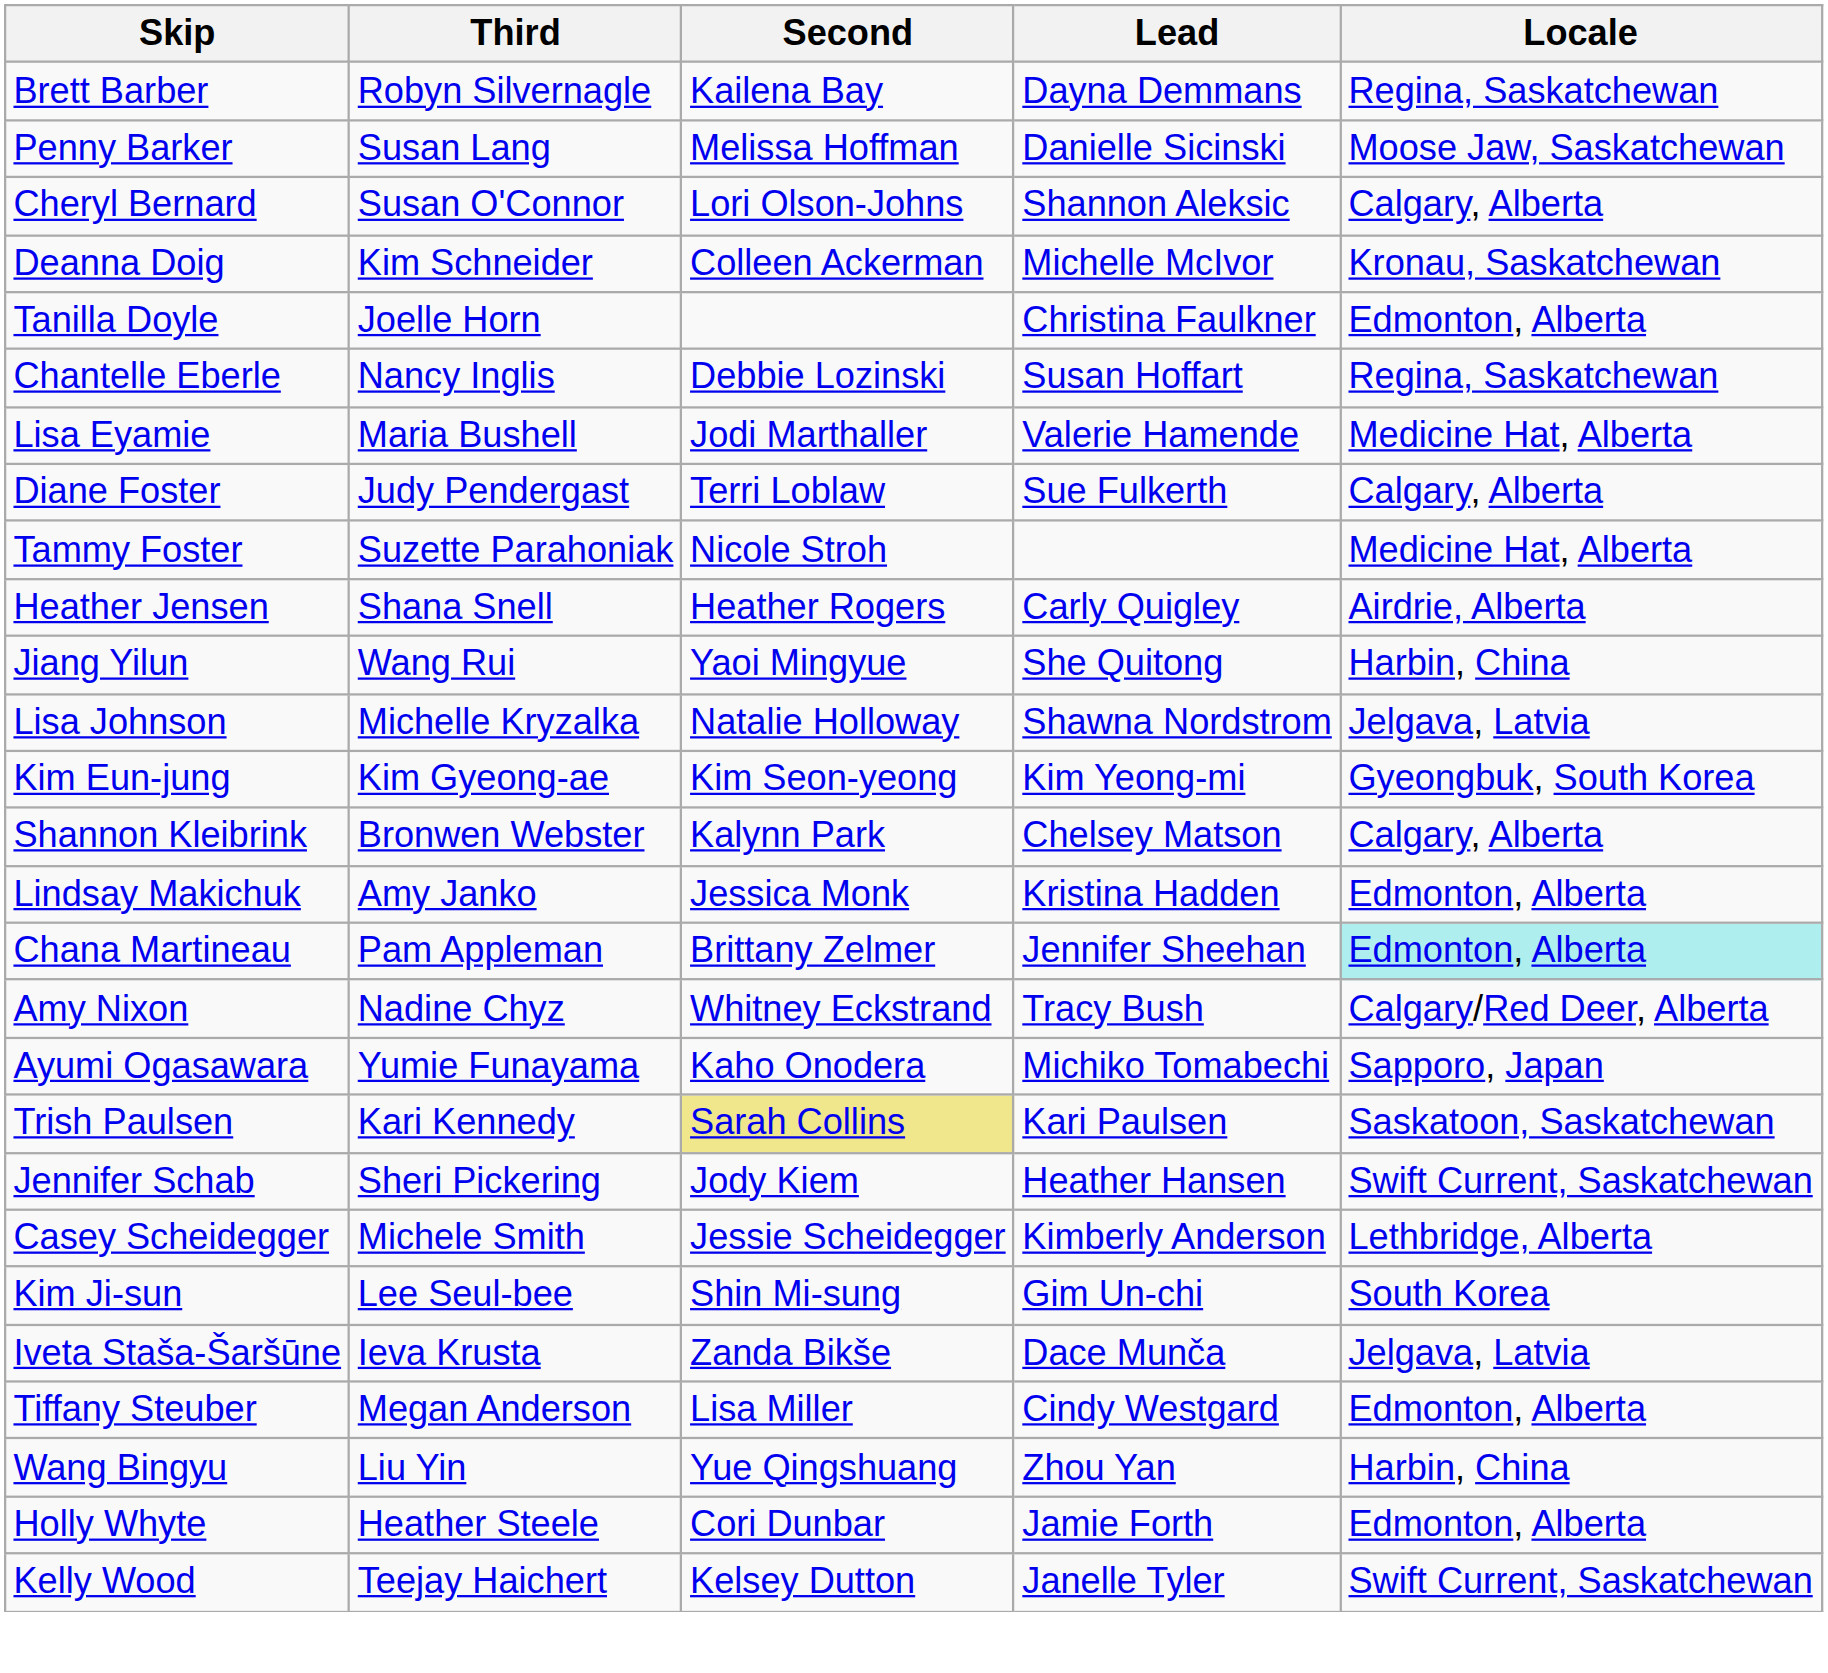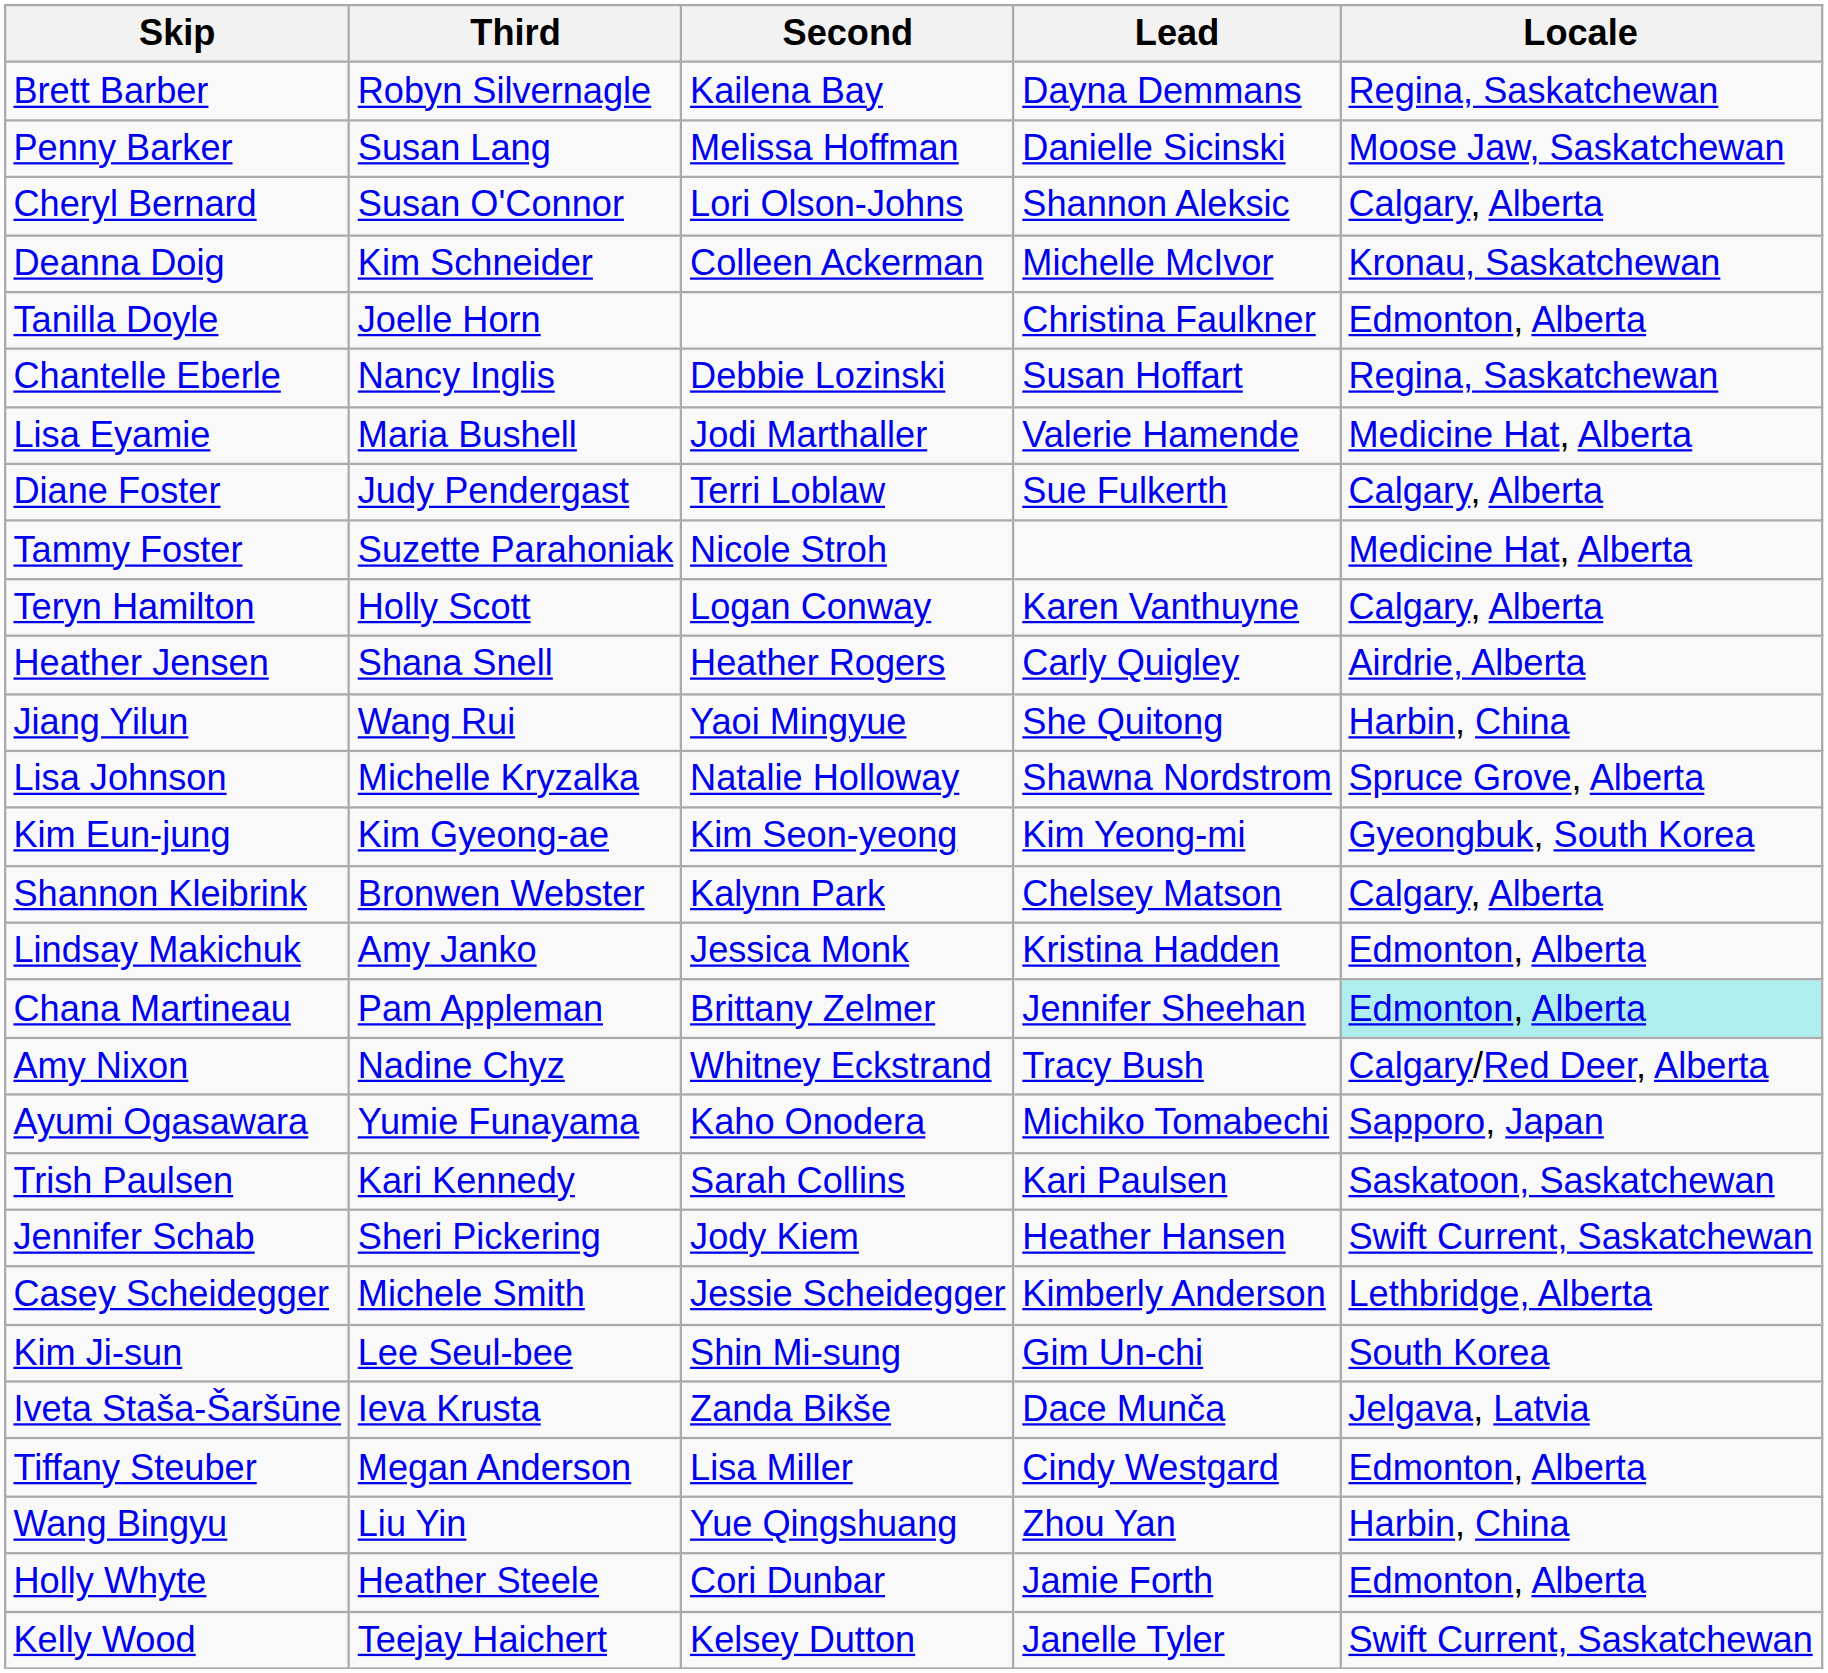+ row: (134, 606)
(1469, 721) Jelgava, Latvia -> (1526, 778) Spruce Grove, Alberta
(798, 1122) khaki background -> (798, 1180) no background
